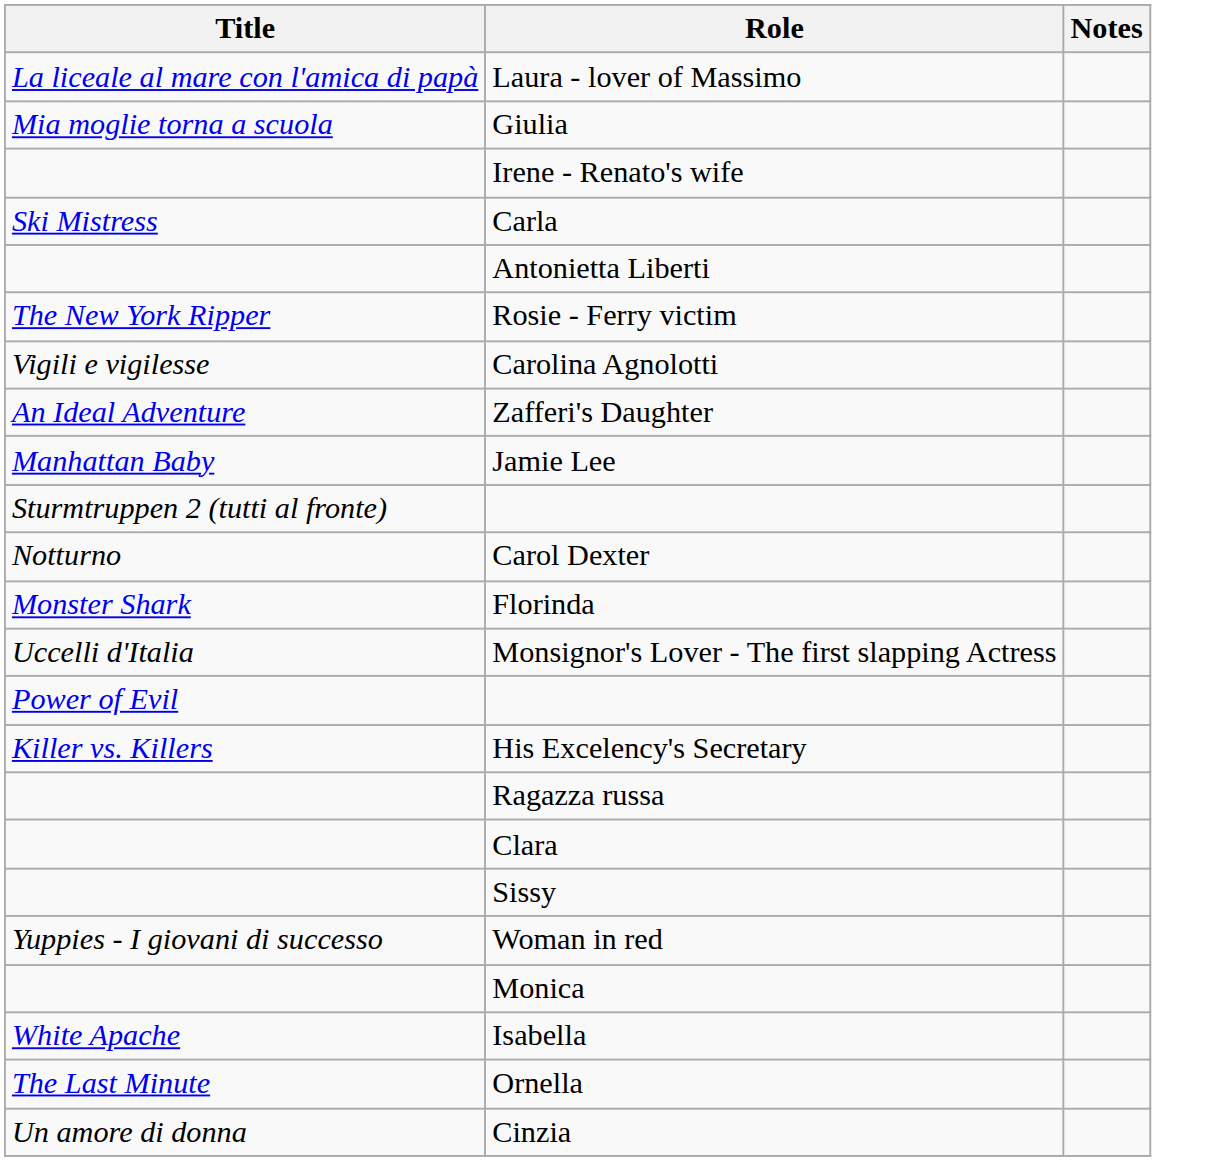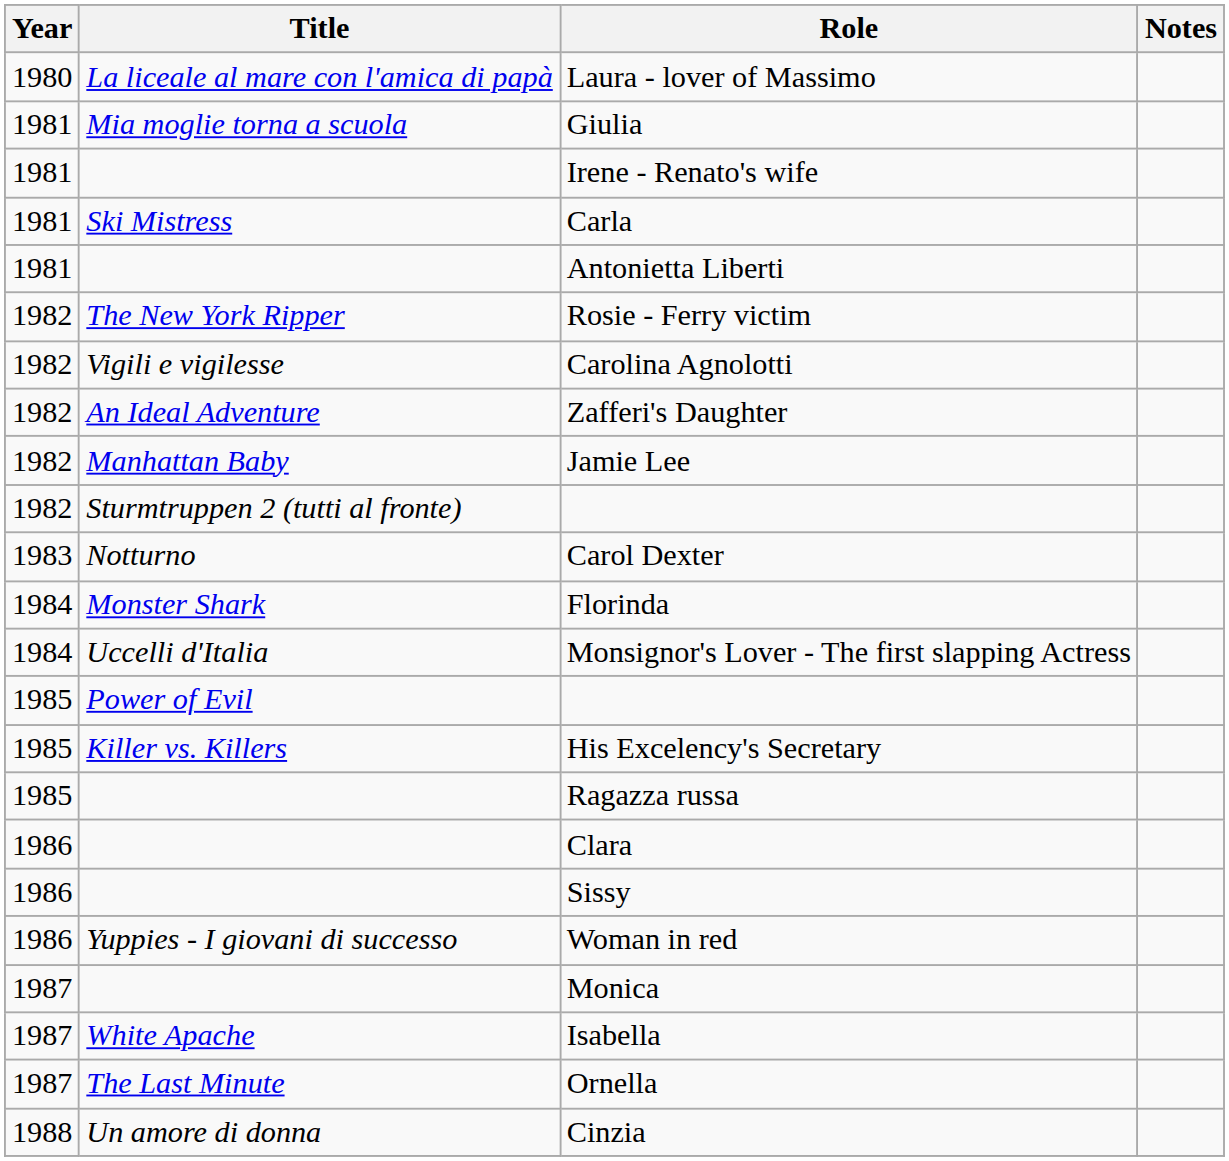+ column: (42, 28)
